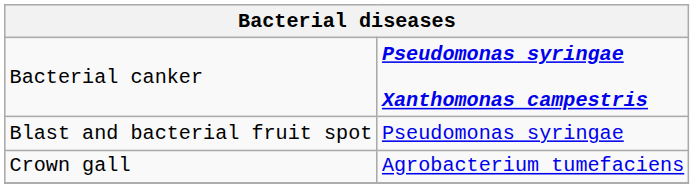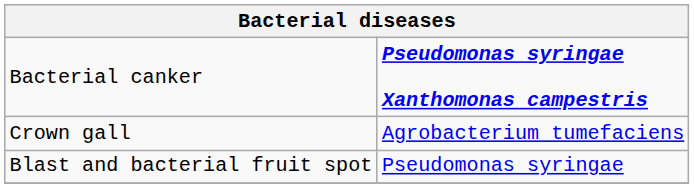rows swapped: (191, 133) <-> (70, 166)
